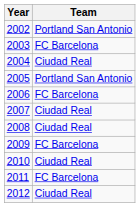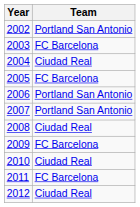(84, 78) Portland San Antonio -> (66, 78) FC Barcelona
(66, 95) FC Barcelona -> (84, 95) Portland San Antonio
(63, 111) Ciudad Real -> (84, 111) Portland San Antonio
